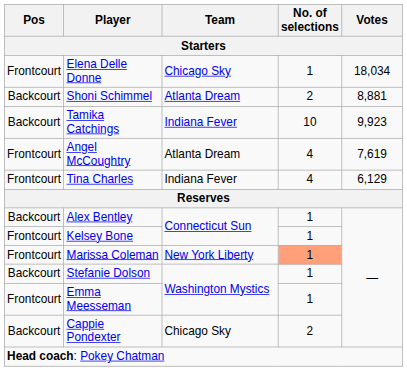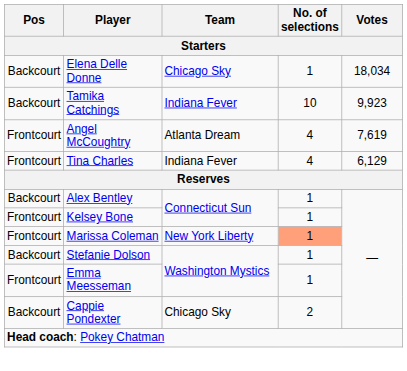(34, 71) Frontcourt -> (34, 71) Backcourt
- row: (109, 96)
